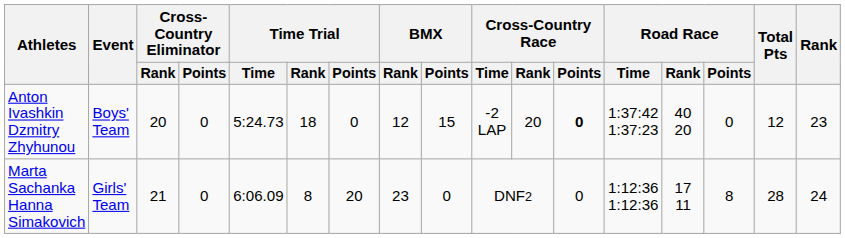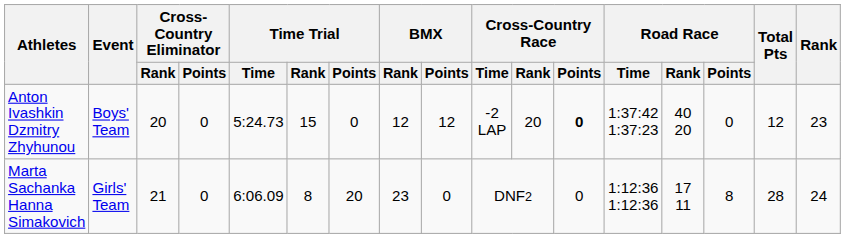(308, 122) 18 -> (308, 122) 15
(447, 122) 15 -> (447, 122) 12
